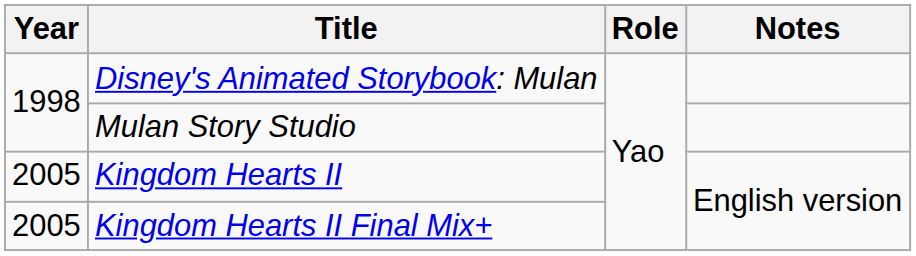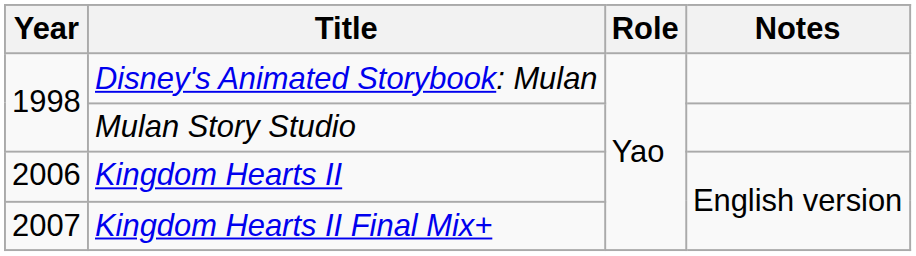(46, 175) 2005 -> (46, 175) 2006
(46, 224) 2005 -> (46, 224) 2007
